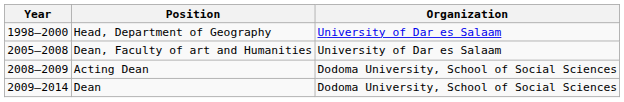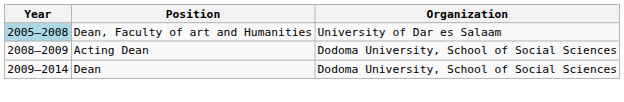- row: (173, 32)
(38, 51) no background -> (38, 32) lightblue background
